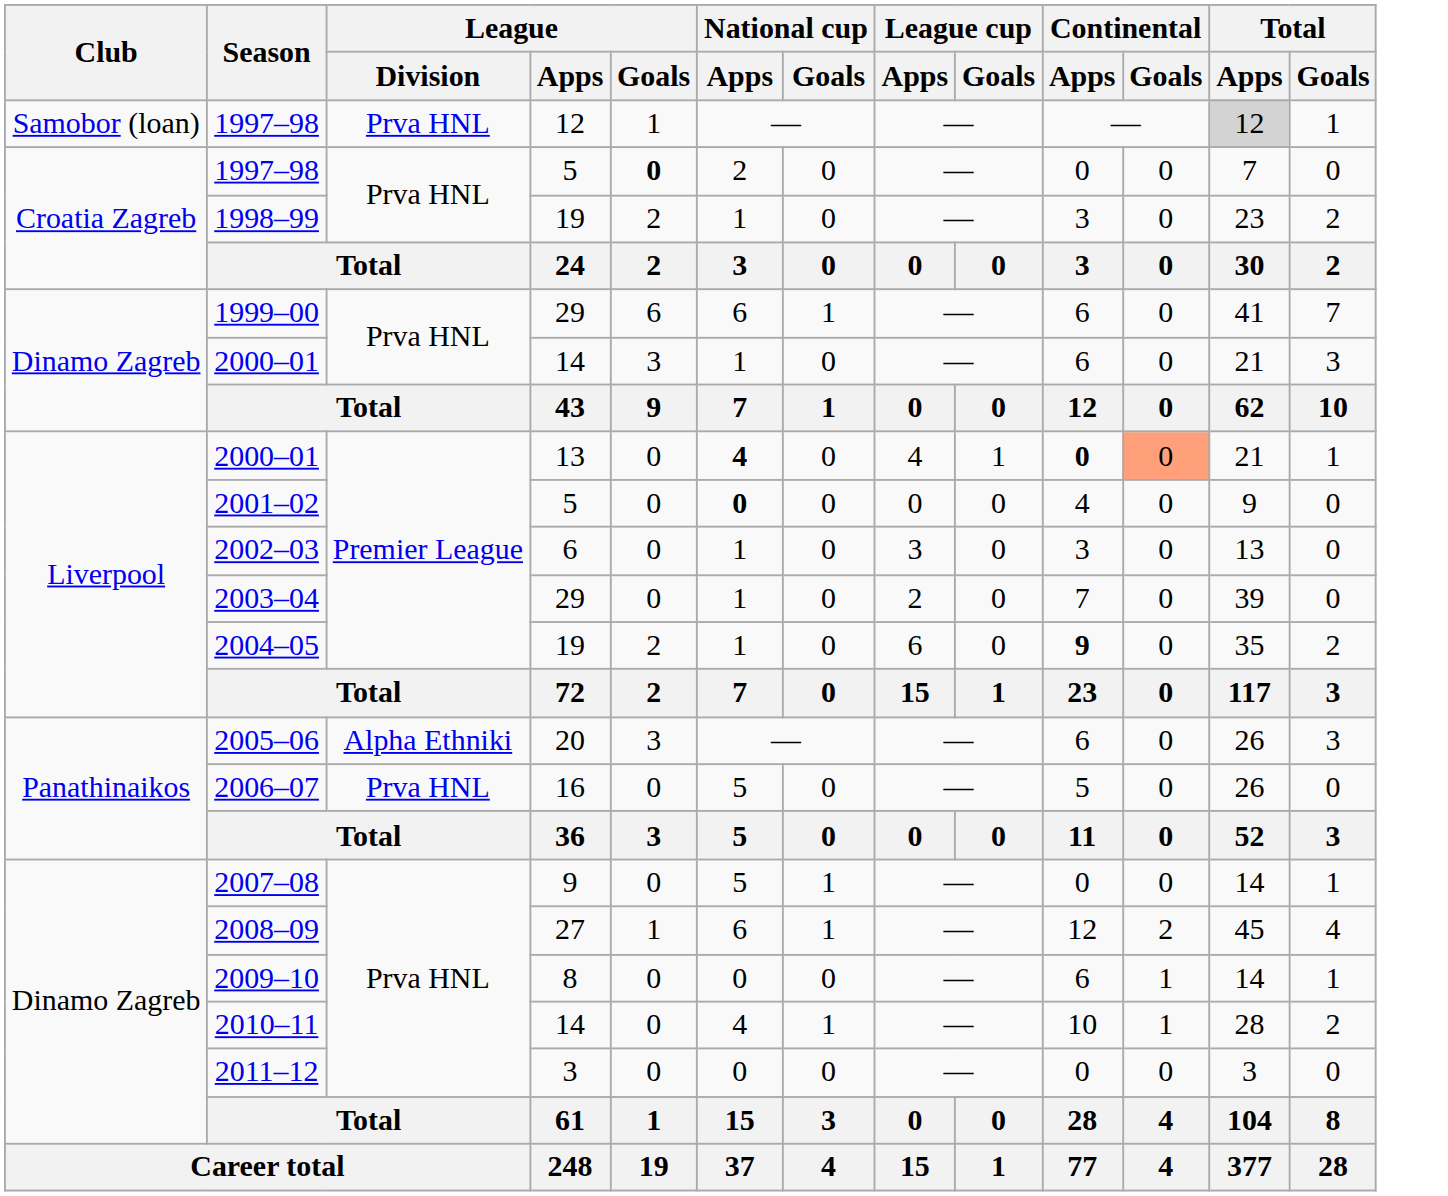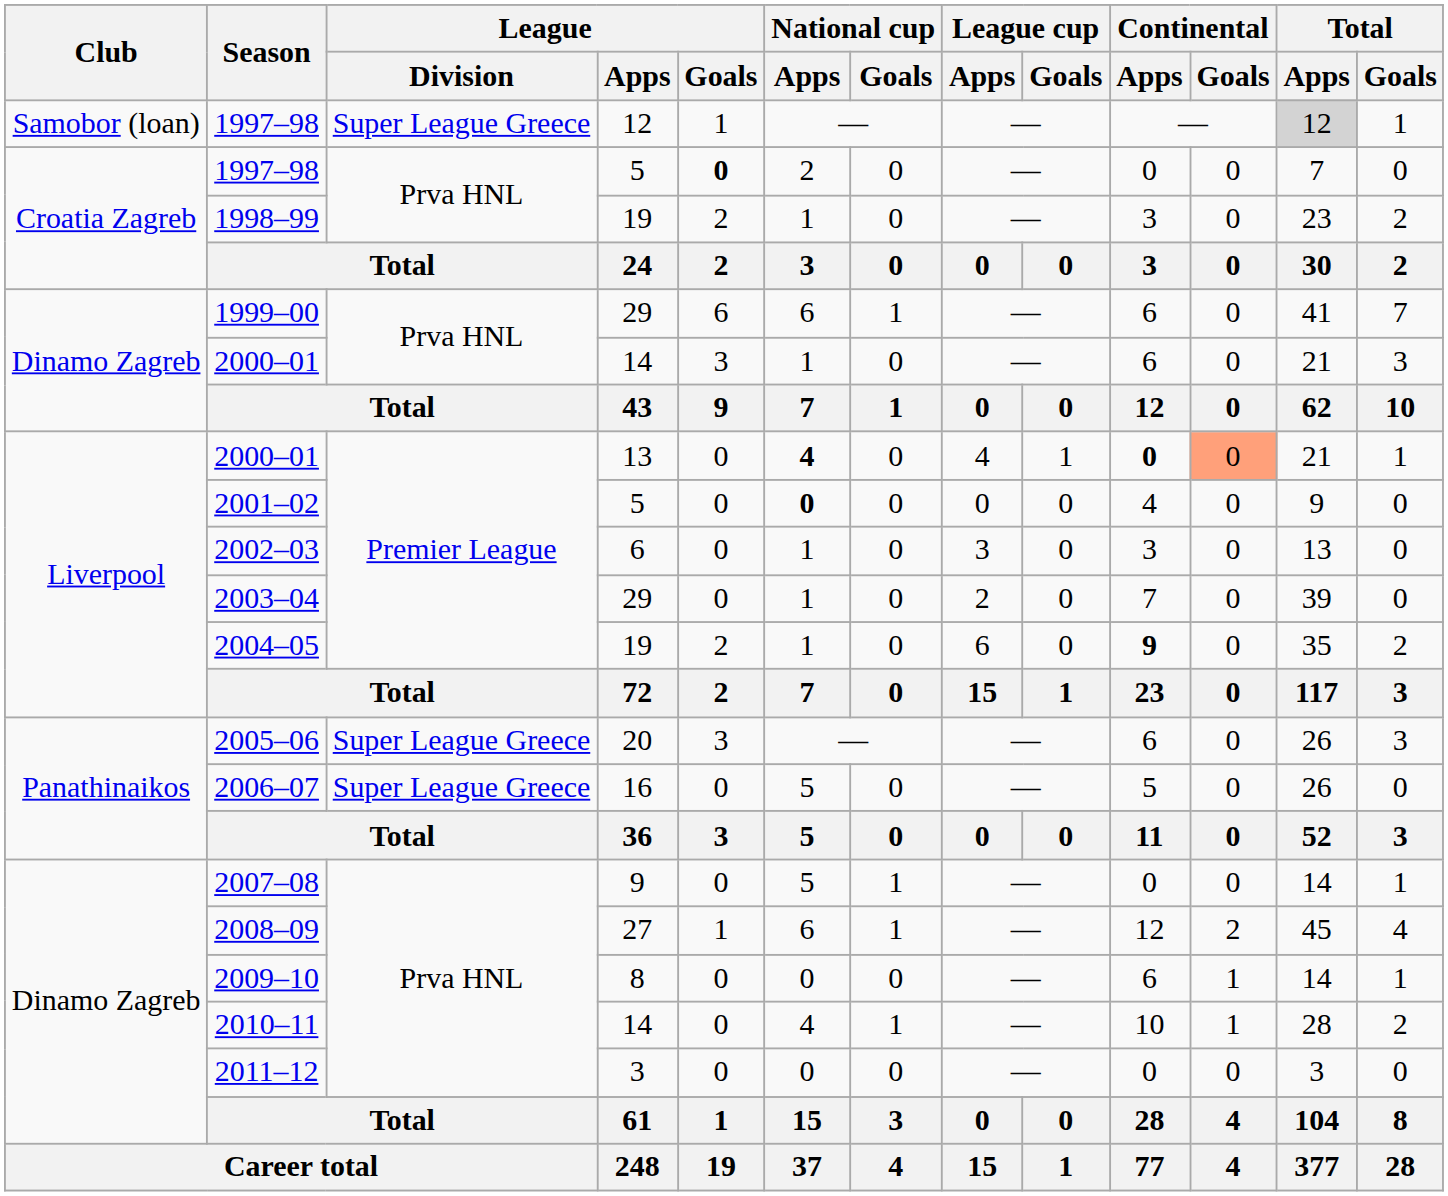(428, 123) Prva HNL -> (461, 123) Super League Greece
(428, 739) Alpha Ethniki -> (461, 739) Super League Greece
(428, 787) Prva HNL -> (461, 787) Super League Greece
